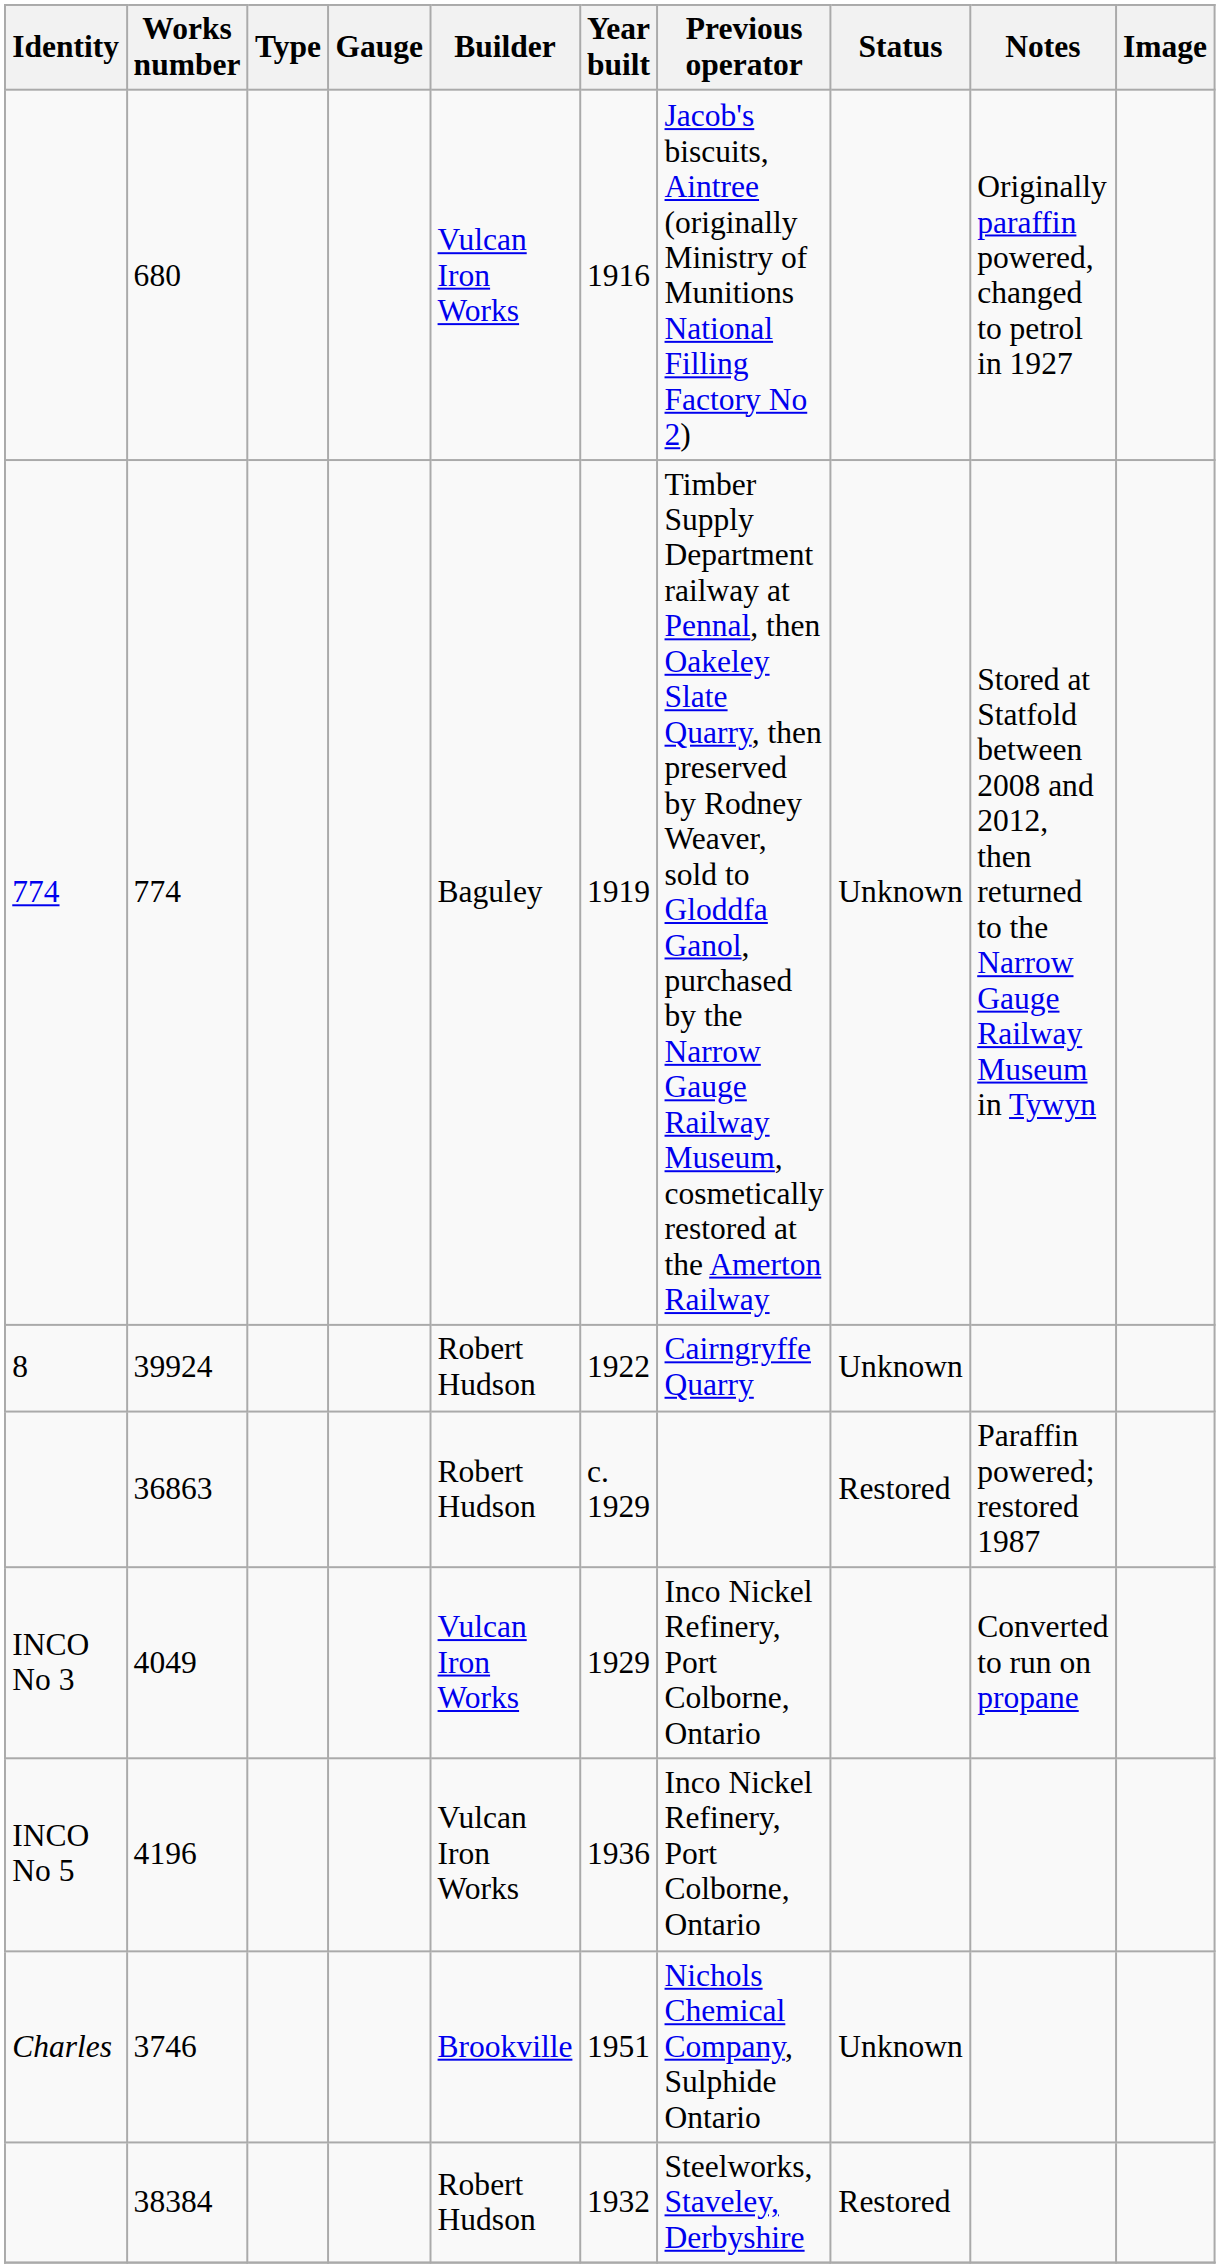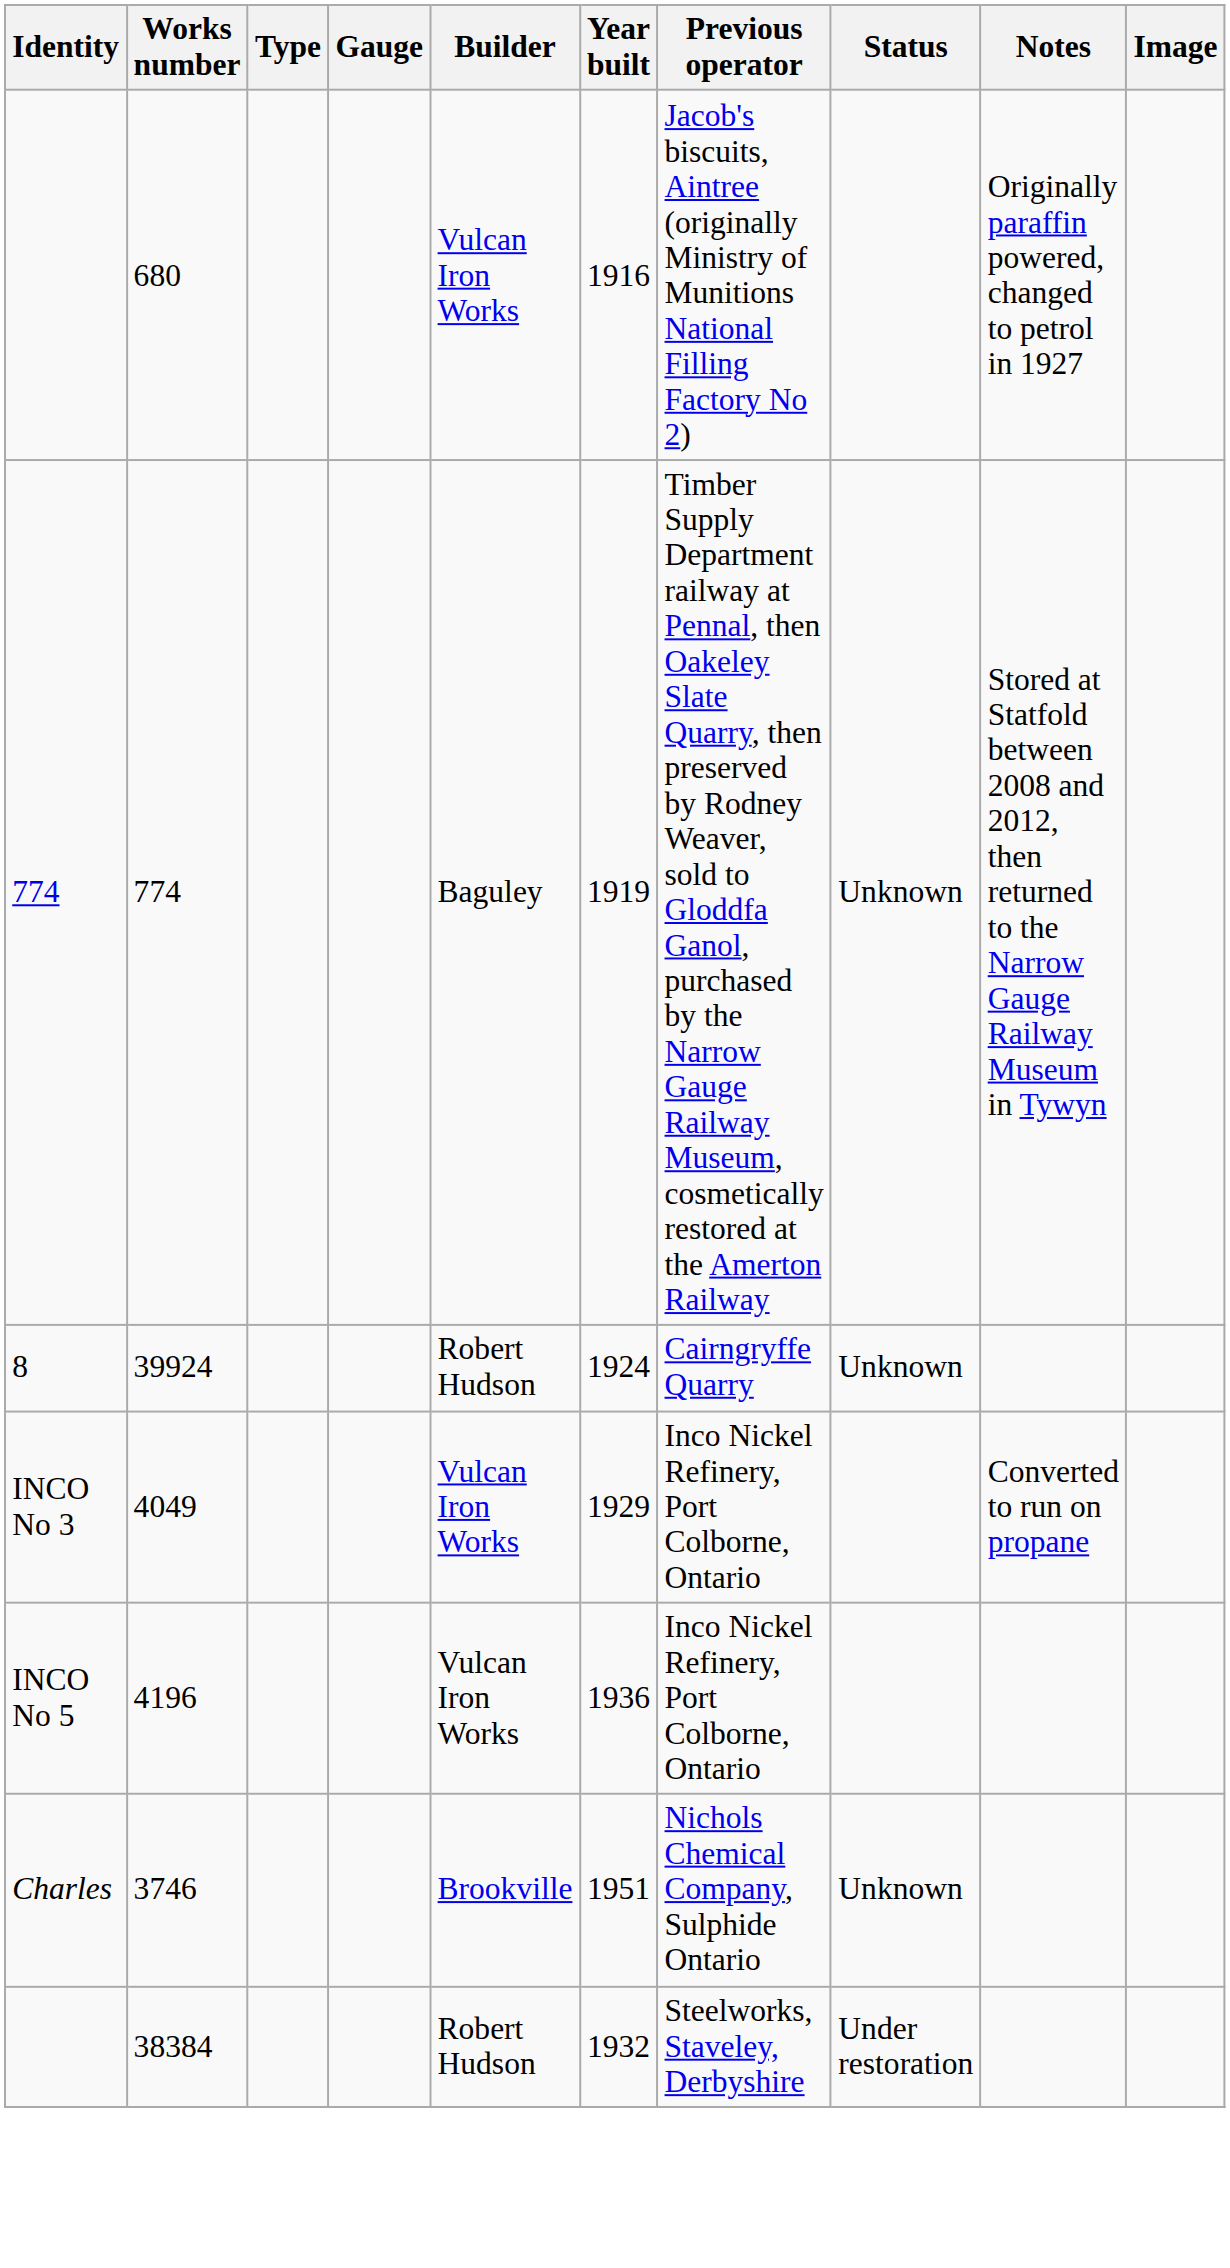(618, 1367) 1922 -> (618, 1367) 1924
- row: (173, 1488)
(894, 2202) Restored -> (906, 2046) Under restoration
